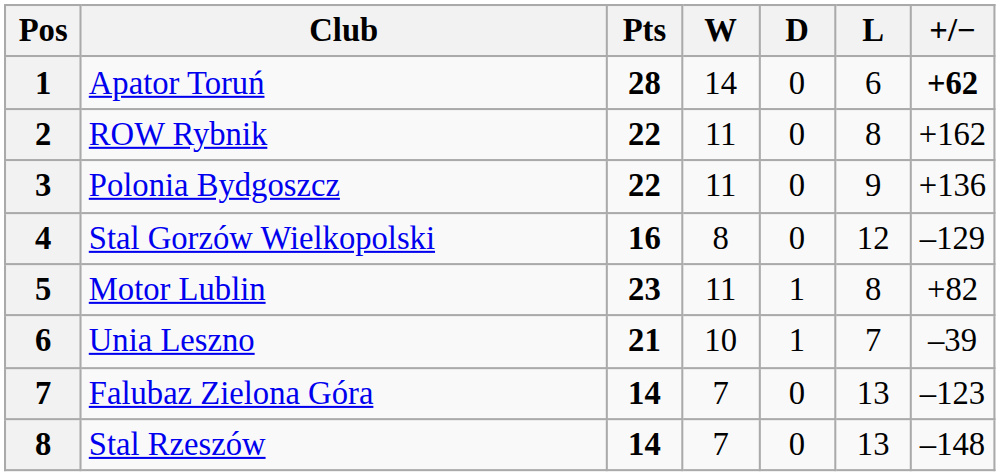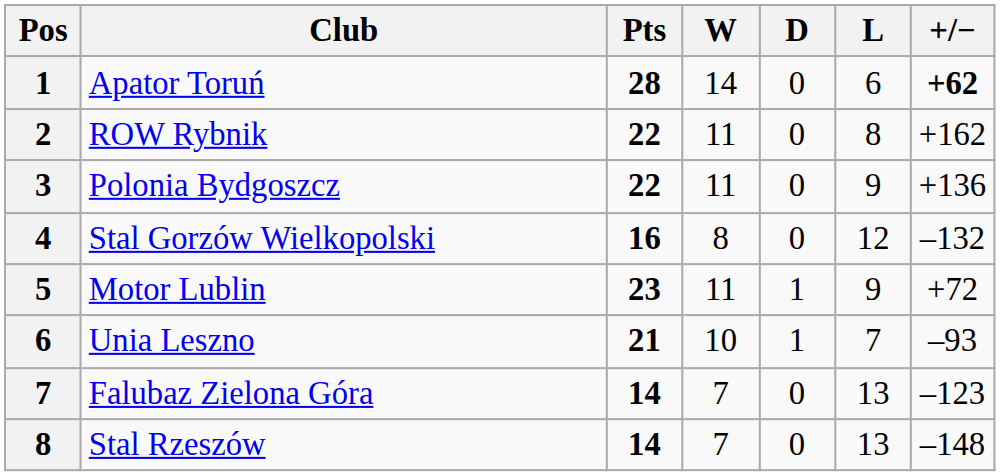(953, 237) –129 -> (953, 237) –132
(873, 289) 8 -> (873, 289) 9
(953, 289) +82 -> (953, 289) +72
(953, 340) –39 -> (953, 340) –93
